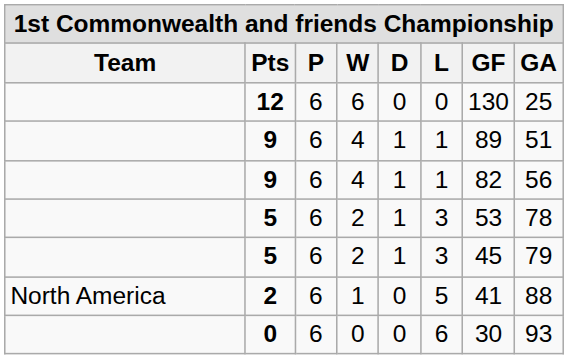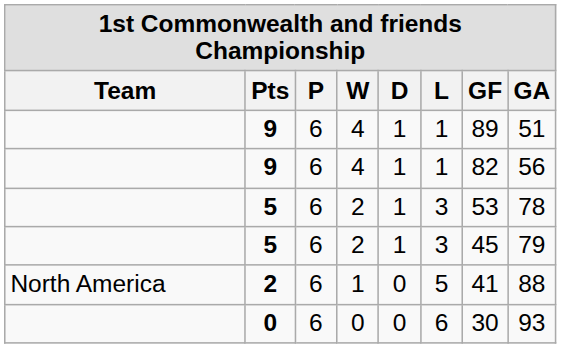- row: (270, 101)
